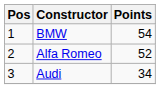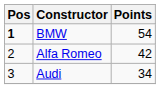(11, 34) normal -> (11, 34) bold
(145, 53) 52 -> (145, 53) 42
